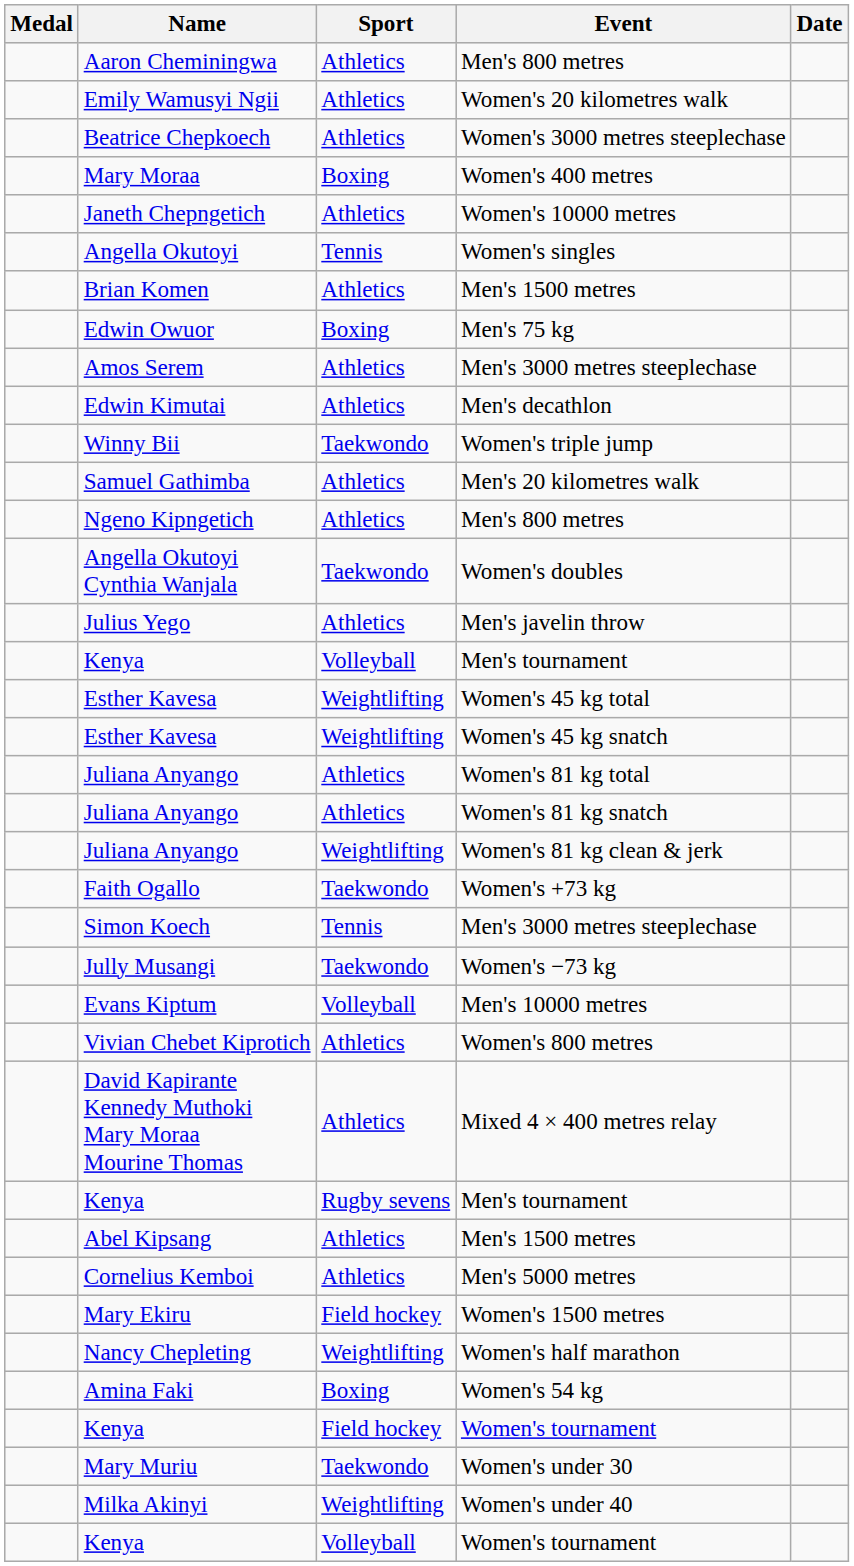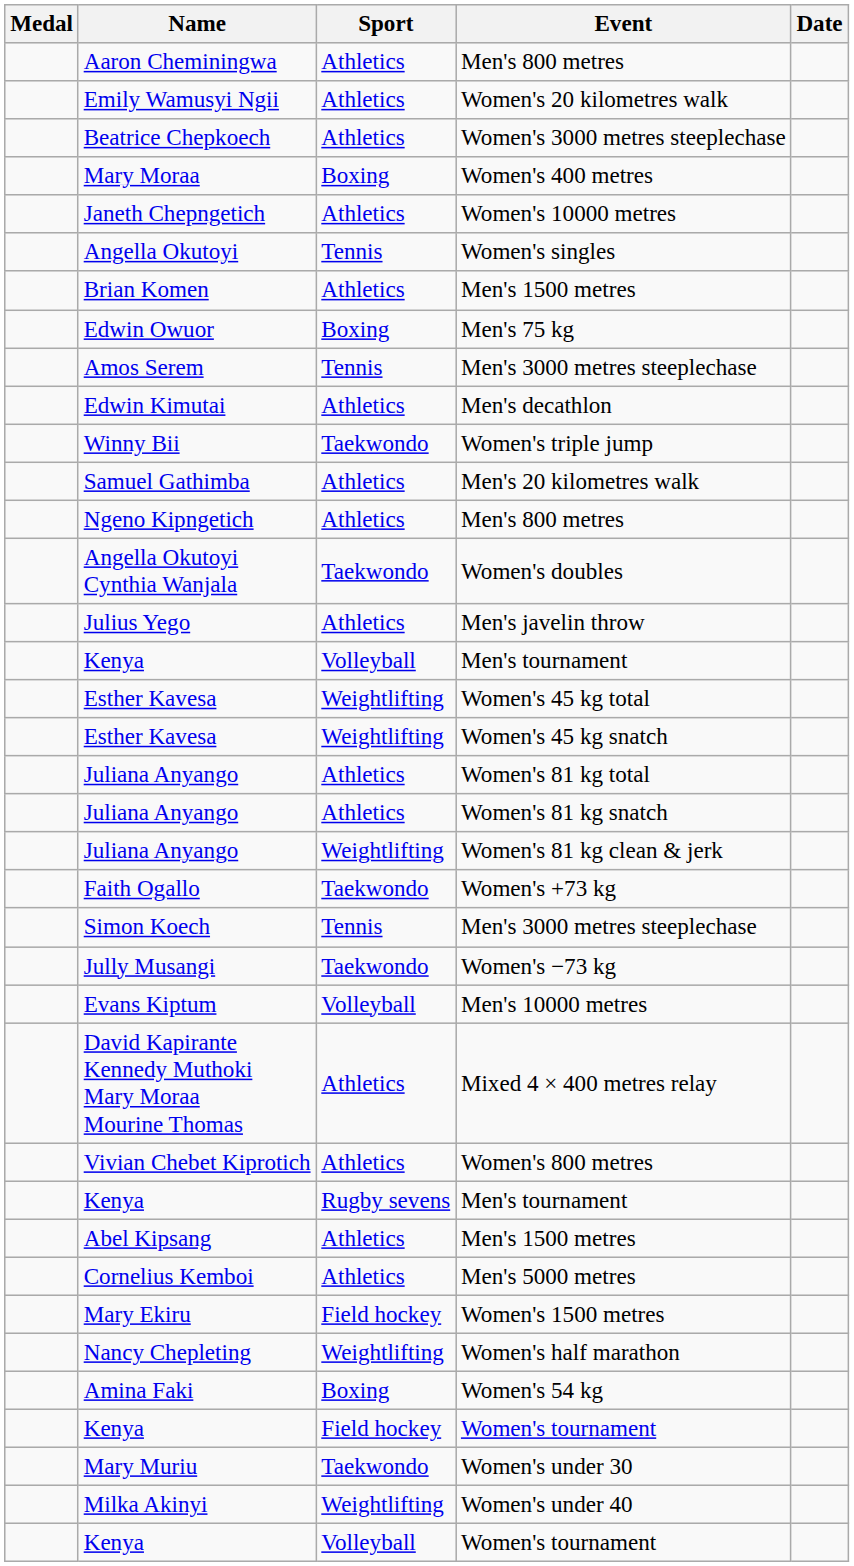(363, 366) Athletics -> (352, 366) Tennis
rows swapped: (197, 1041) <-> (168, 1120)
